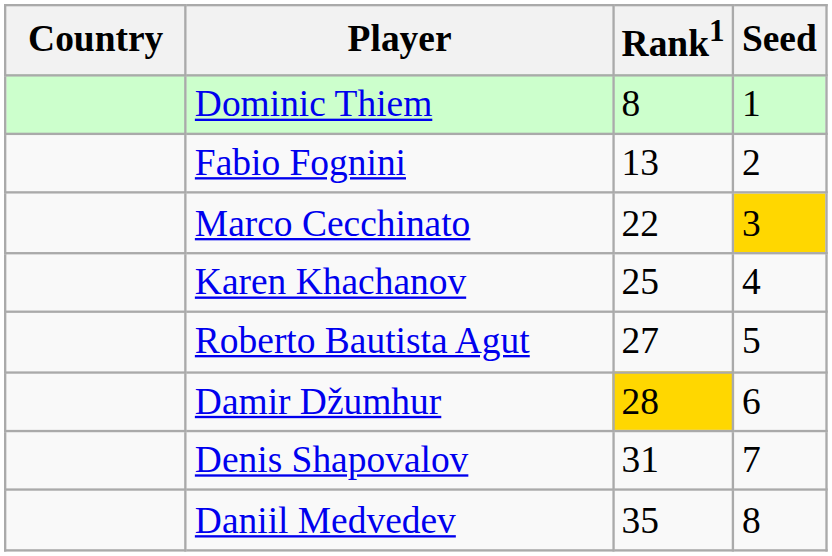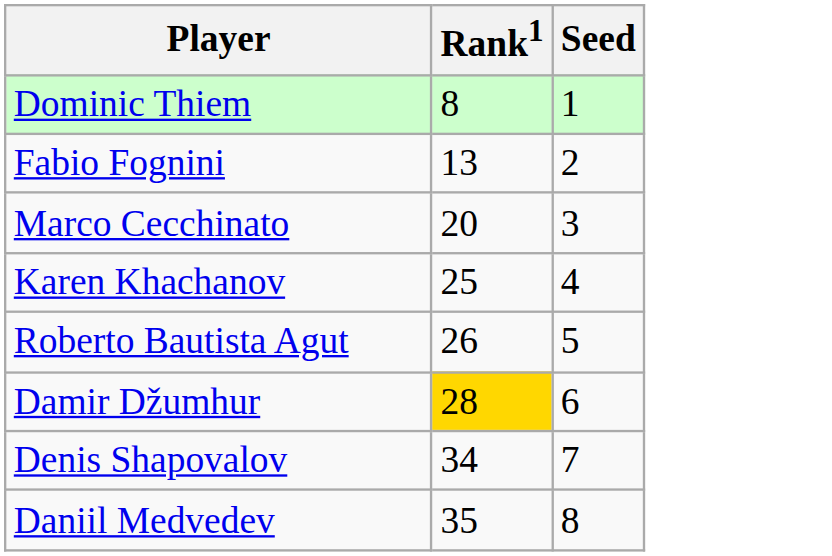- column: (96, 39)
(640, 222) 22 -> (459, 222) 20
(751, 222) gold background -> (570, 222) no background
(640, 341) 27 -> (459, 341) 26
(640, 459) 31 -> (459, 459) 34
